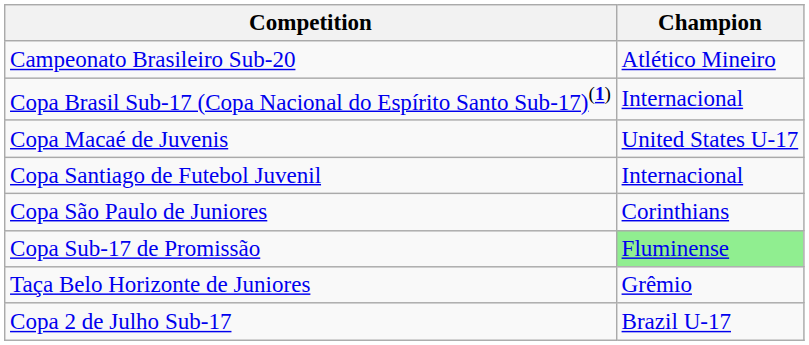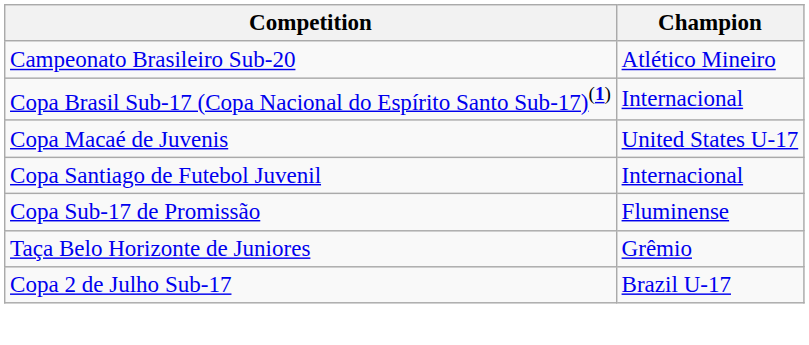- row: (139, 211)
(675, 248) lightgreen background -> (675, 211) no background
